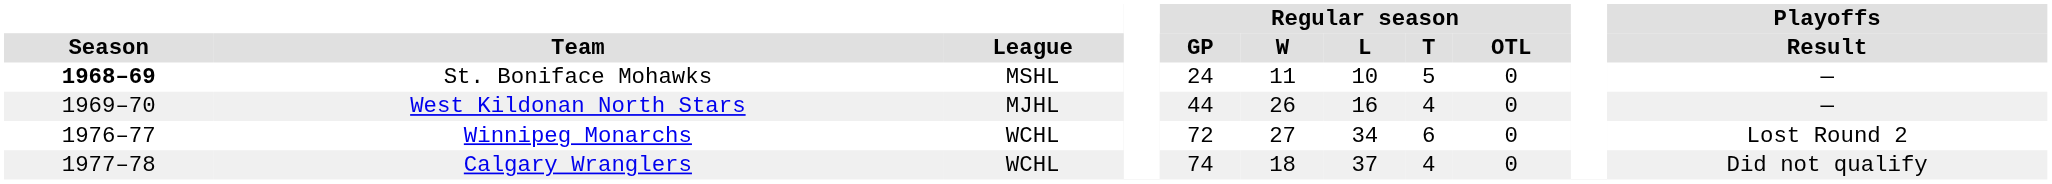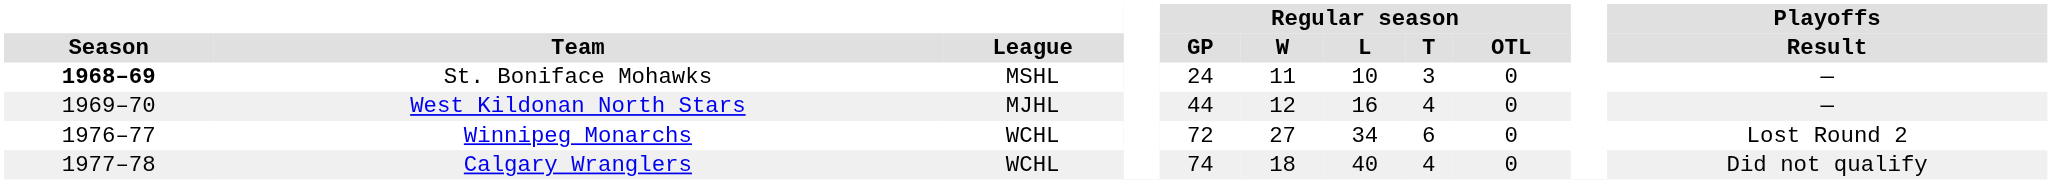(1429, 77) 5 -> (1429, 77) 3
(1283, 106) 26 -> (1283, 106) 12
(1365, 165) 37 -> (1365, 165) 40
